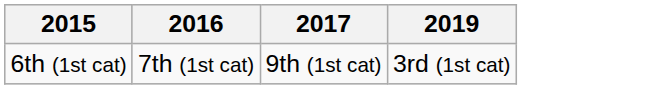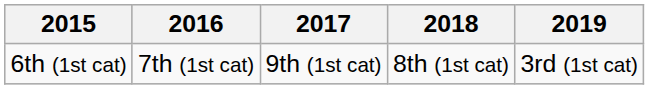+ column: (451, 24)
